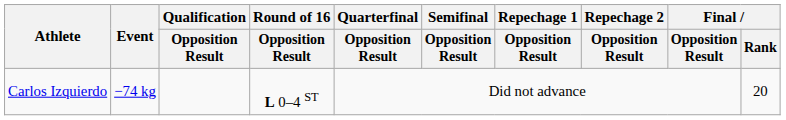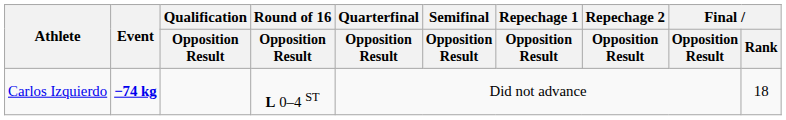(135, 91) normal -> (135, 91) bold
(760, 91) 20 -> (761, 91) 18
